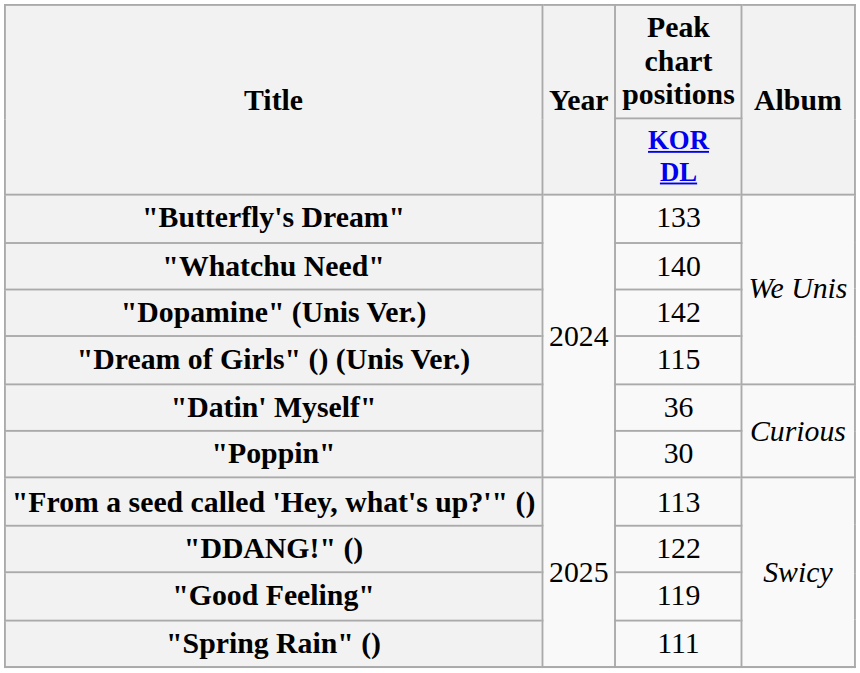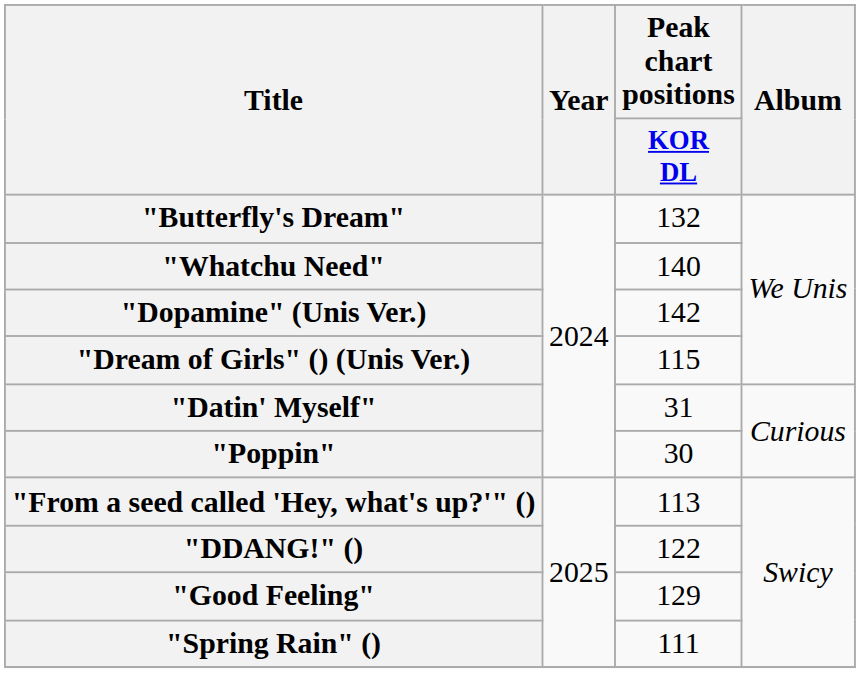(679, 218) 133 -> (679, 218) 132
(679, 406) 36 -> (679, 406) 31
(679, 595) 119 -> (679, 595) 129
